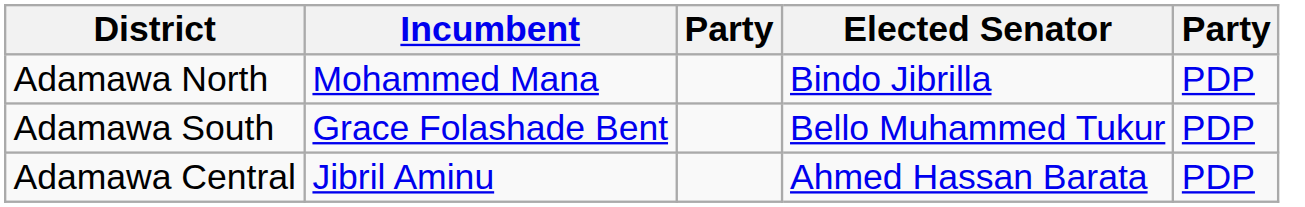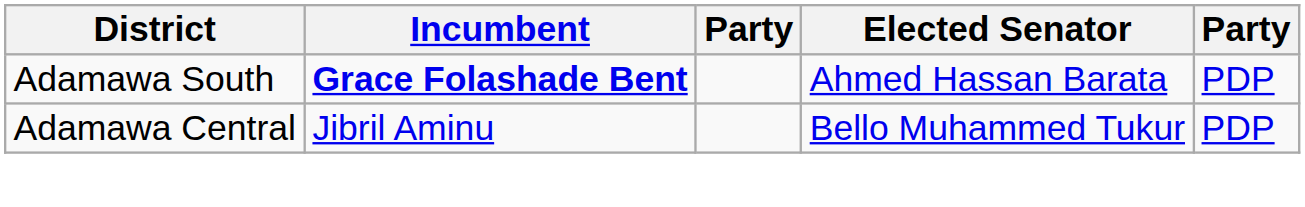- row: (141, 78)
(490, 127) normal -> (500, 78) bold
(978, 127) Bello Muhammed Tukur -> (988, 78) Ahmed Hassan Barata
(969, 177) Ahmed Hassan Barata -> (997, 127) Bello Muhammed Tukur
